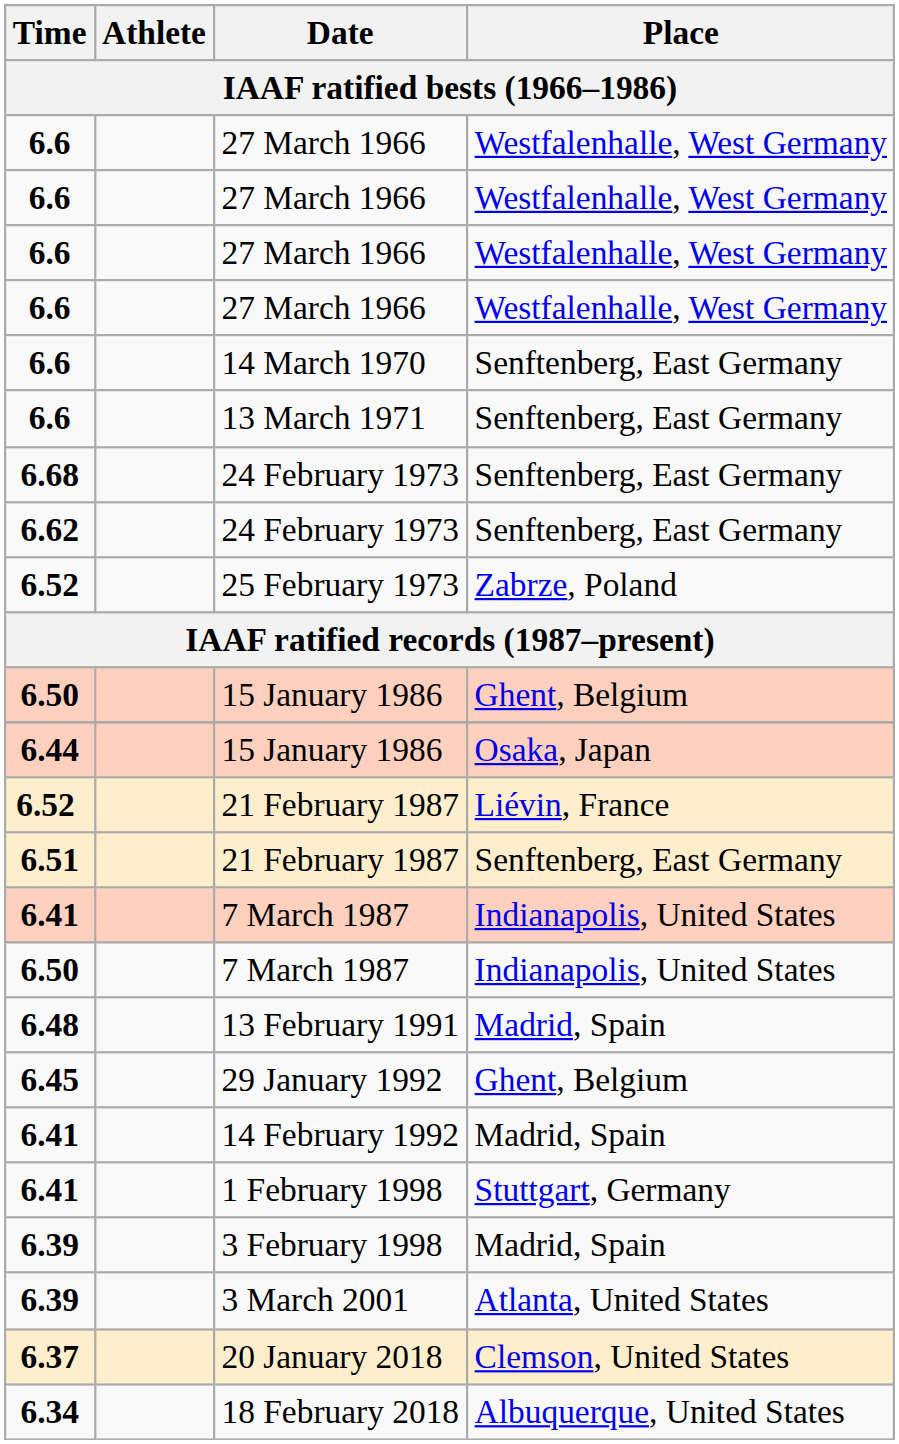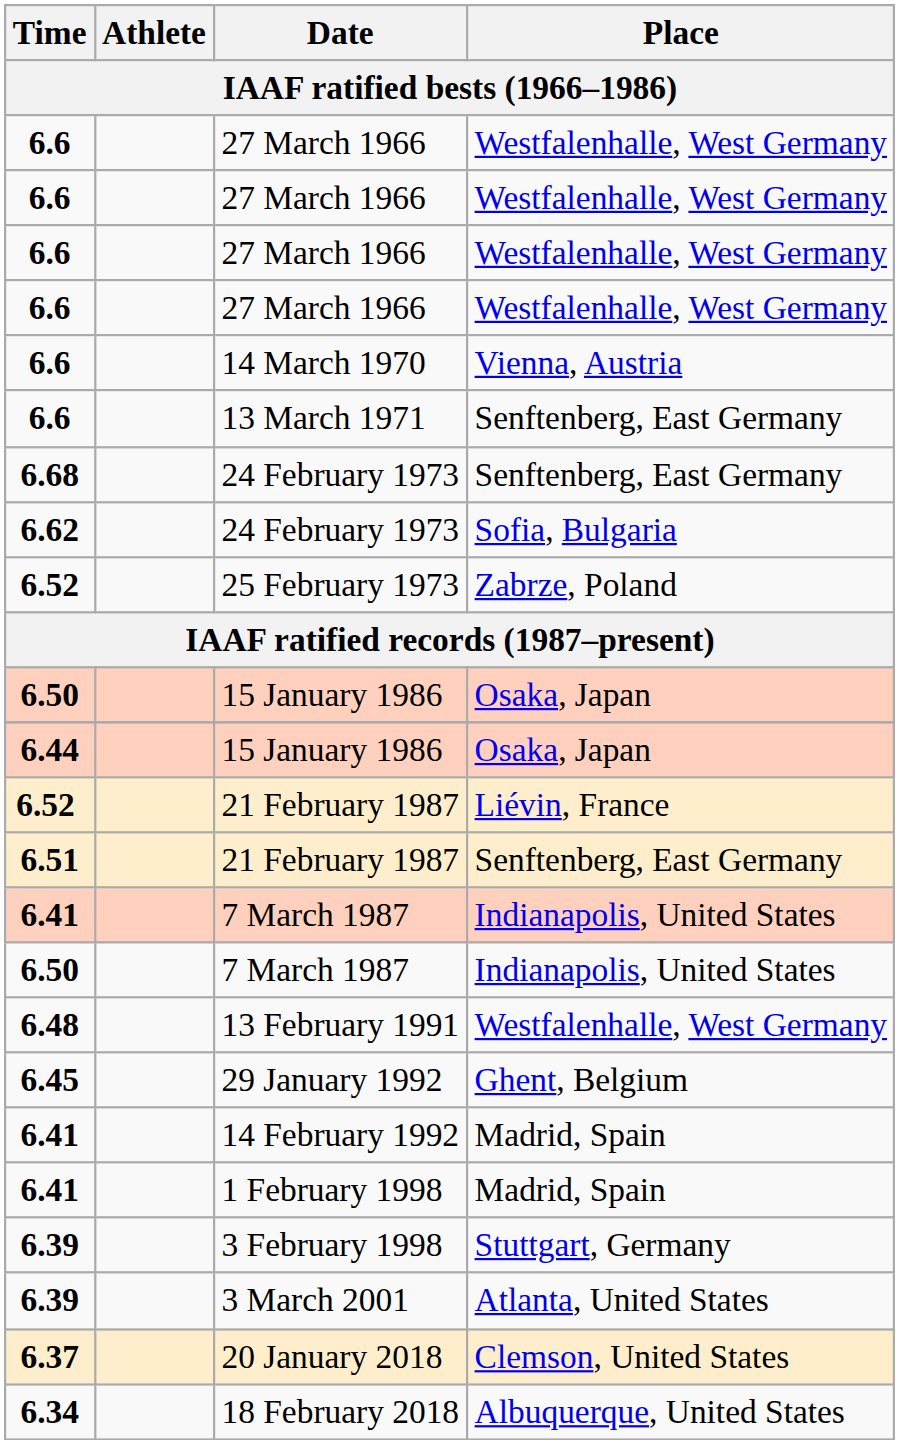(658, 363) Senftenberg, East Germany -> (578, 363) Vienna, Austria
(658, 528) Senftenberg, East Germany -> (576, 528) Sofia, Bulgaria
(581, 693) Ghent, Belgium -> (563, 693) Osaka, Japan
(570, 1024) Madrid, Spain -> (681, 1024) Westfalenhalle, West Germany
(603, 1190) Stuttgart, Germany -> (570, 1190) Madrid, Spain
(570, 1245) Madrid, Spain -> (603, 1245) Stuttgart, Germany
